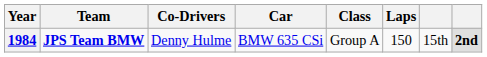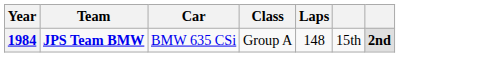- column: (191, 16)
(401, 40) 150 -> (314, 40) 148
